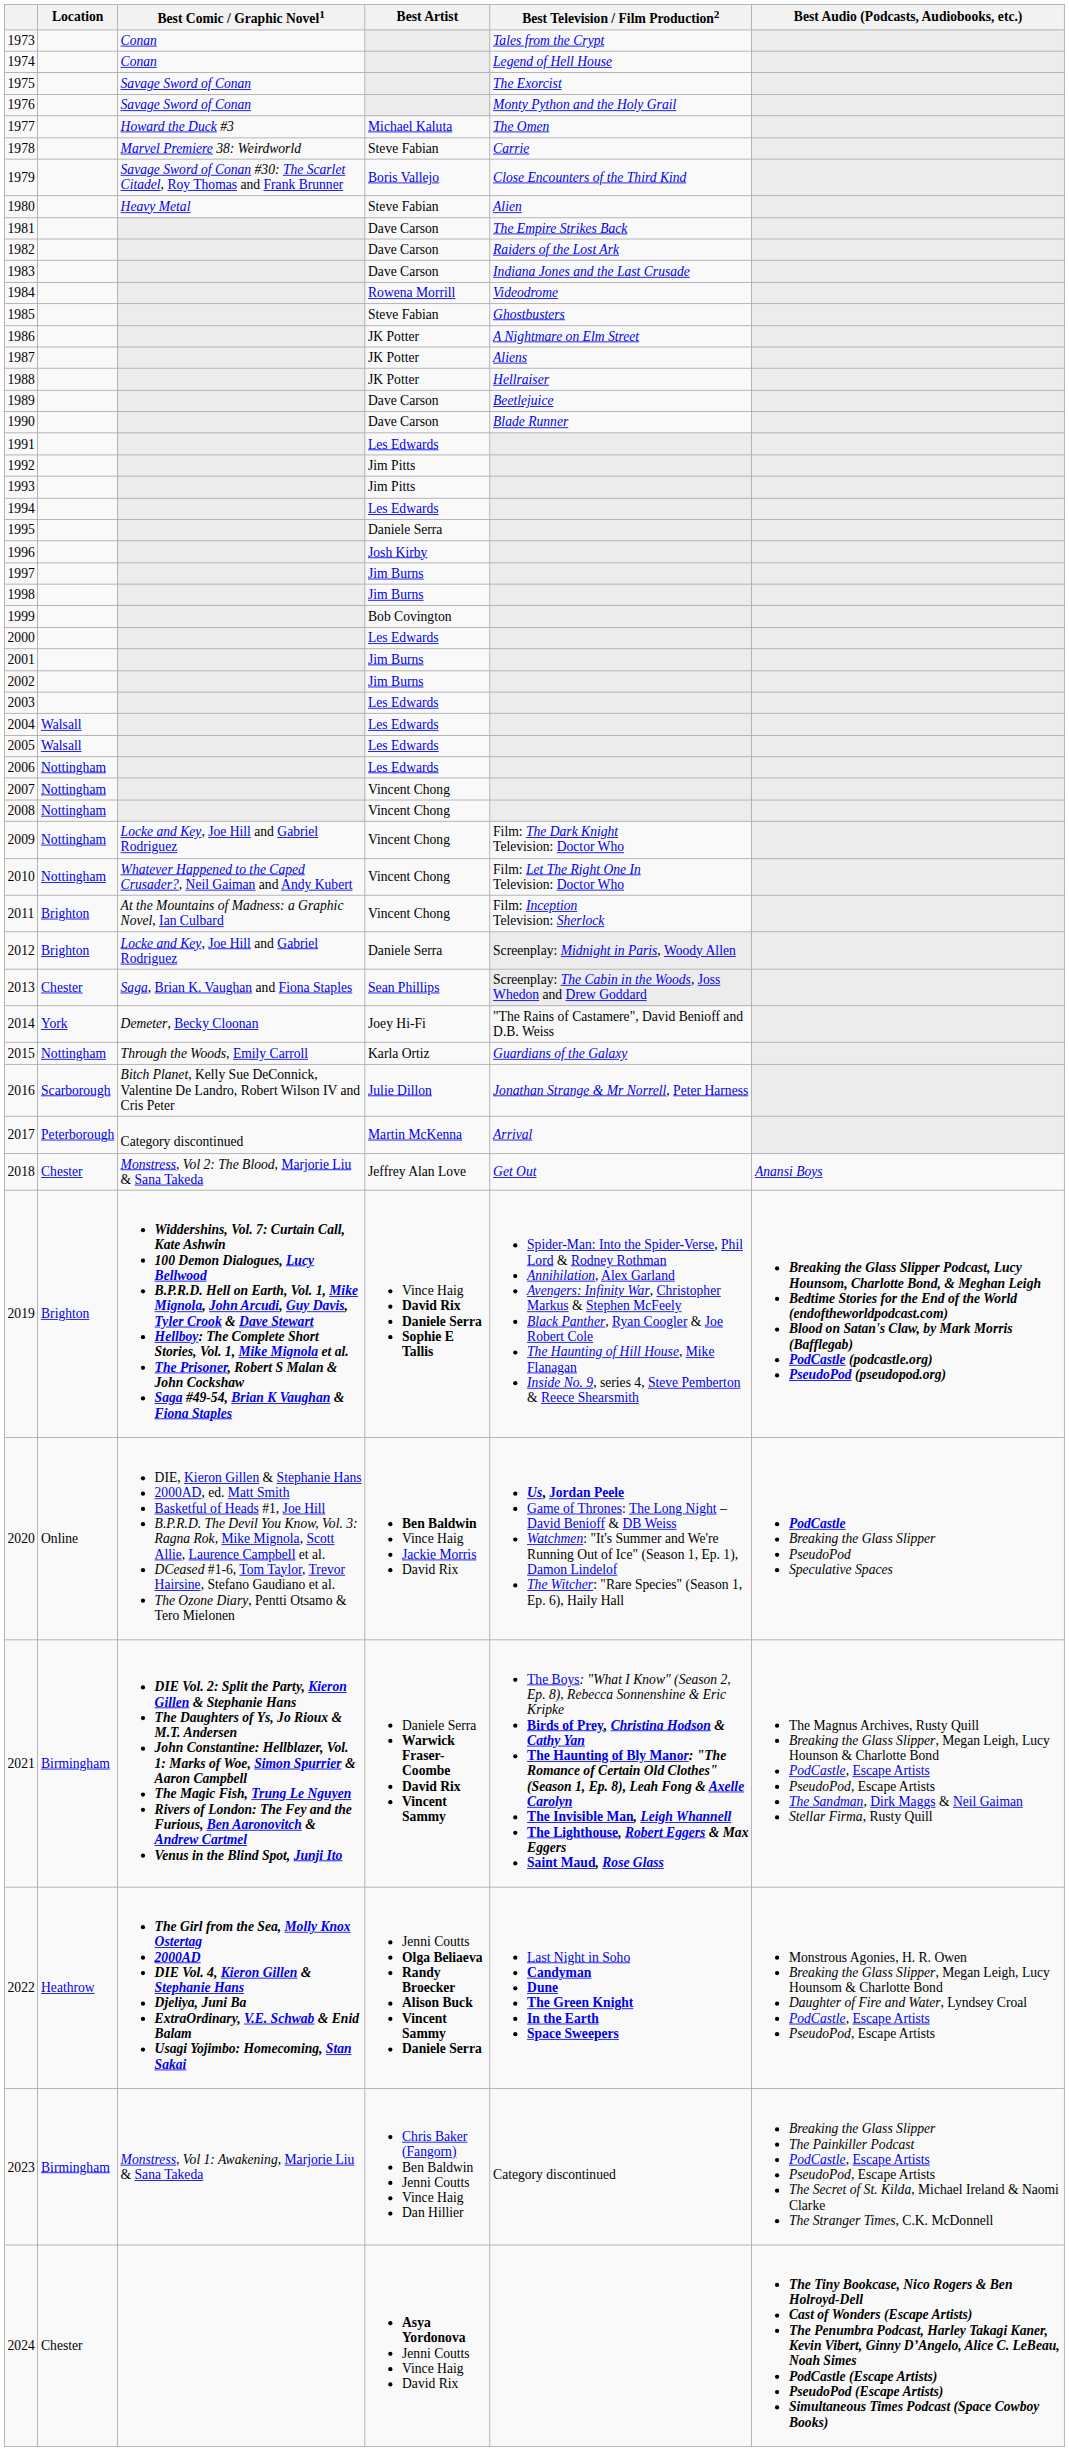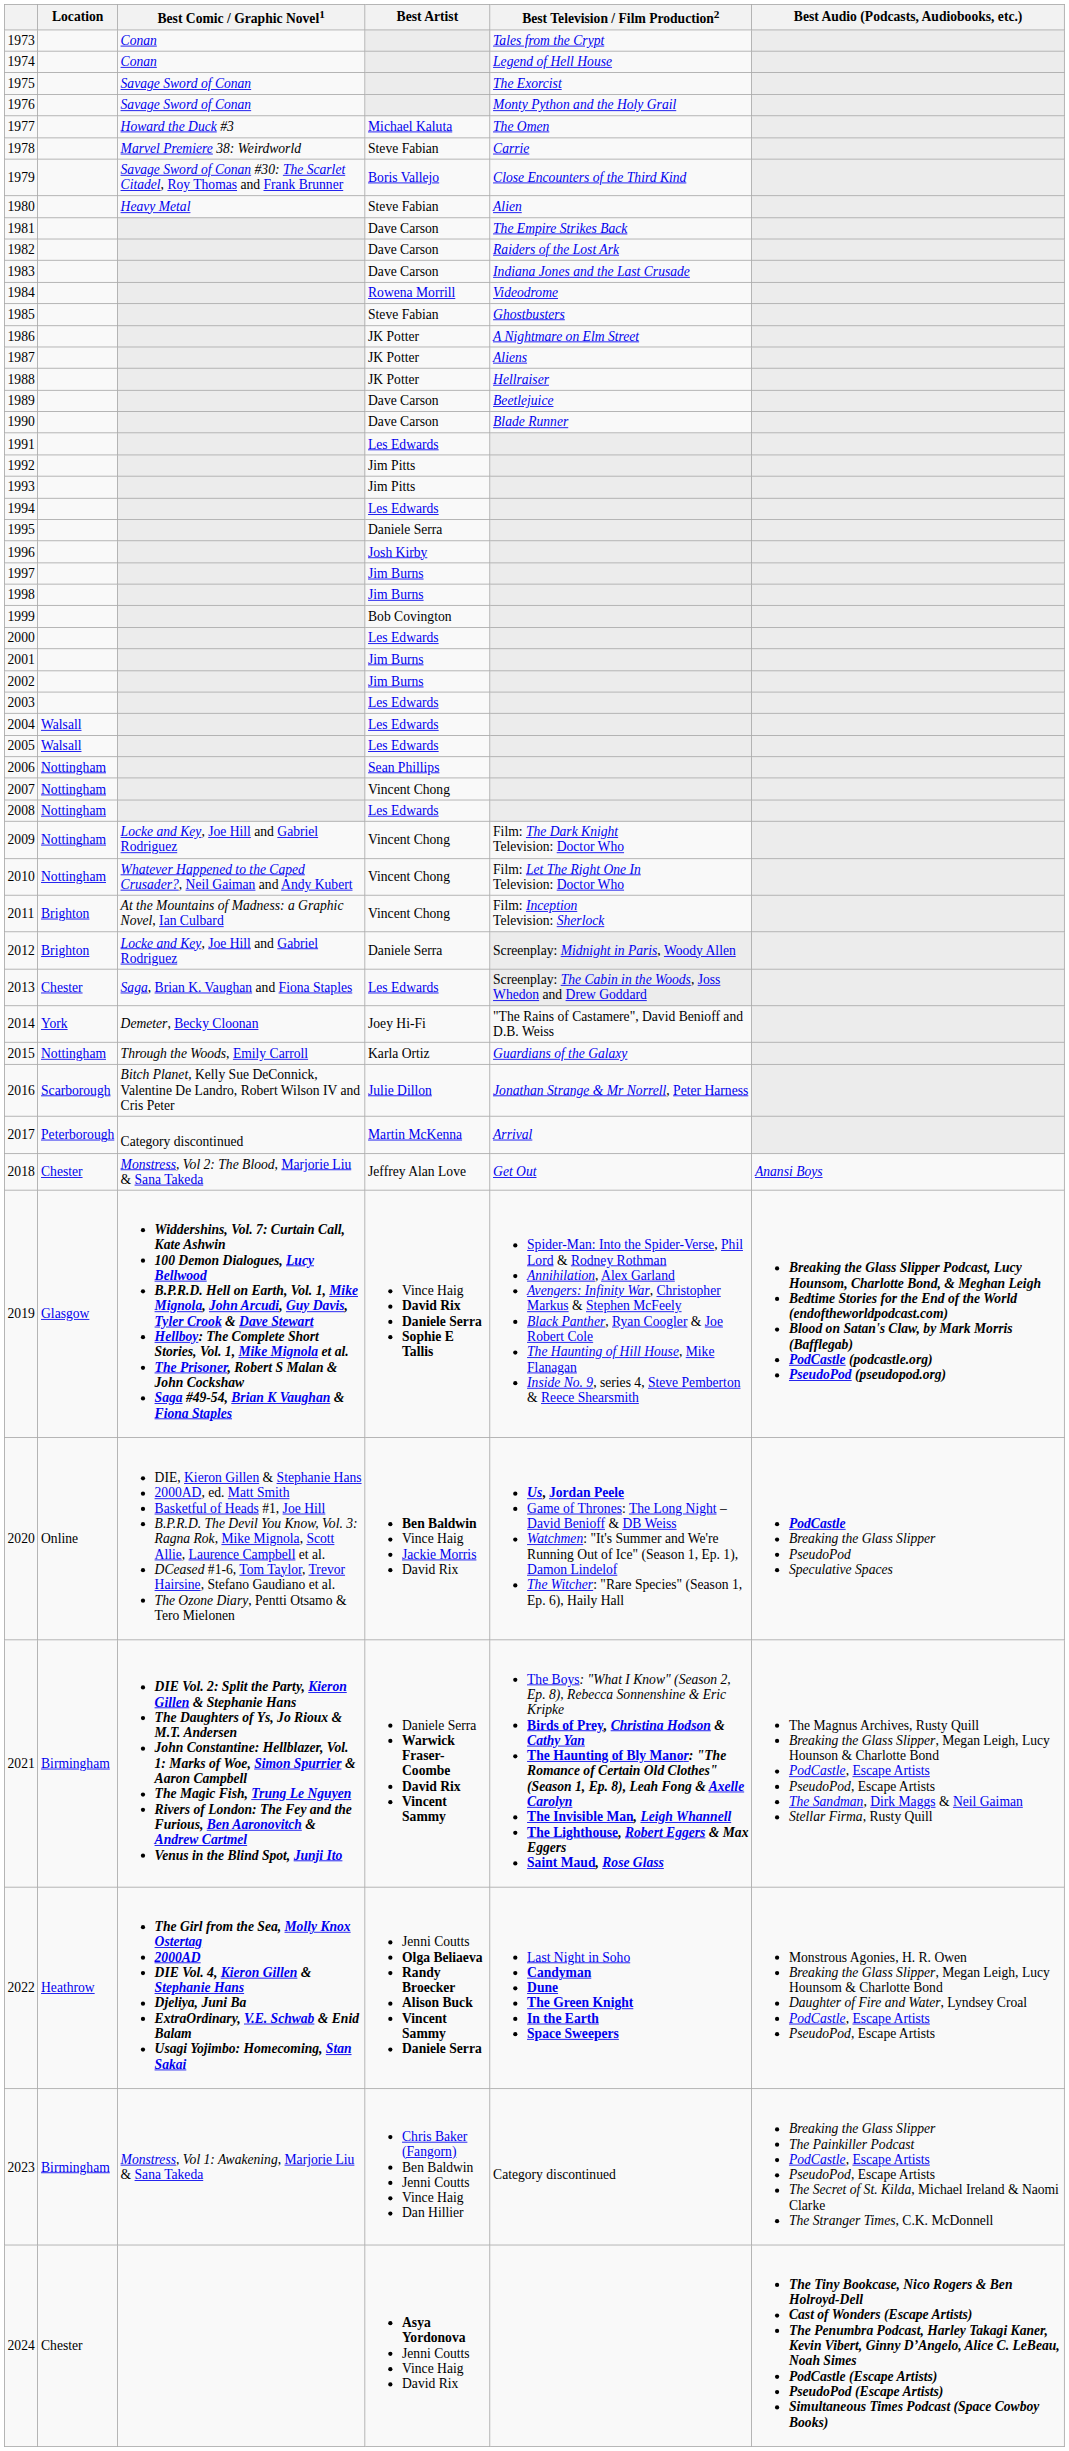(403, 767) Les Edwards -> (404, 767) Sean Phillips
(409, 810) Vincent Chong -> (403, 810) Les Edwards
(404, 987) Sean Phillips -> (403, 987) Les Edwards
(65, 1314) Brighton -> (65, 1314) Glasgow
